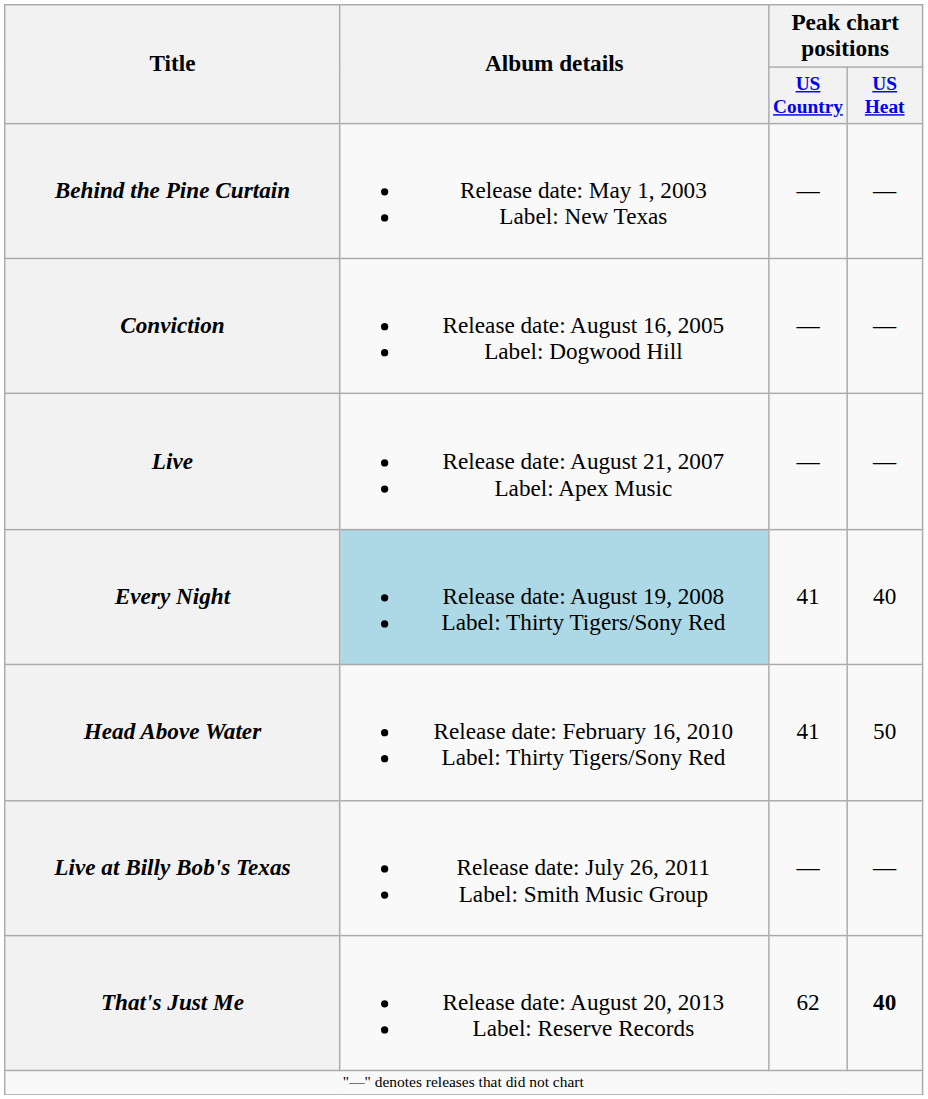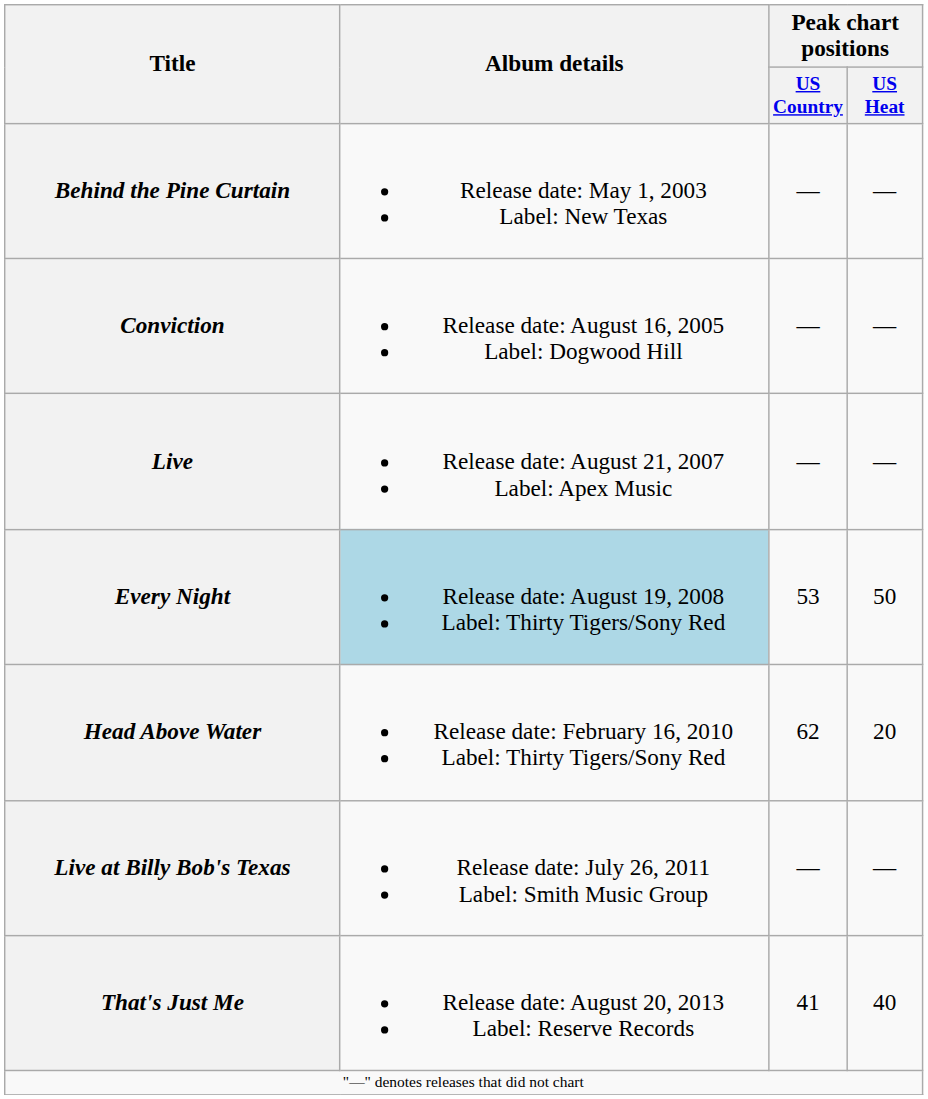(808, 596) 41 -> (808, 596) 53
(885, 596) 40 -> (885, 596) 50
(808, 732) 41 -> (808, 732) 62
(885, 732) 50 -> (885, 732) 20
(808, 1003) 62 -> (808, 1003) 41
(885, 1003) bold -> (885, 1003) normal
